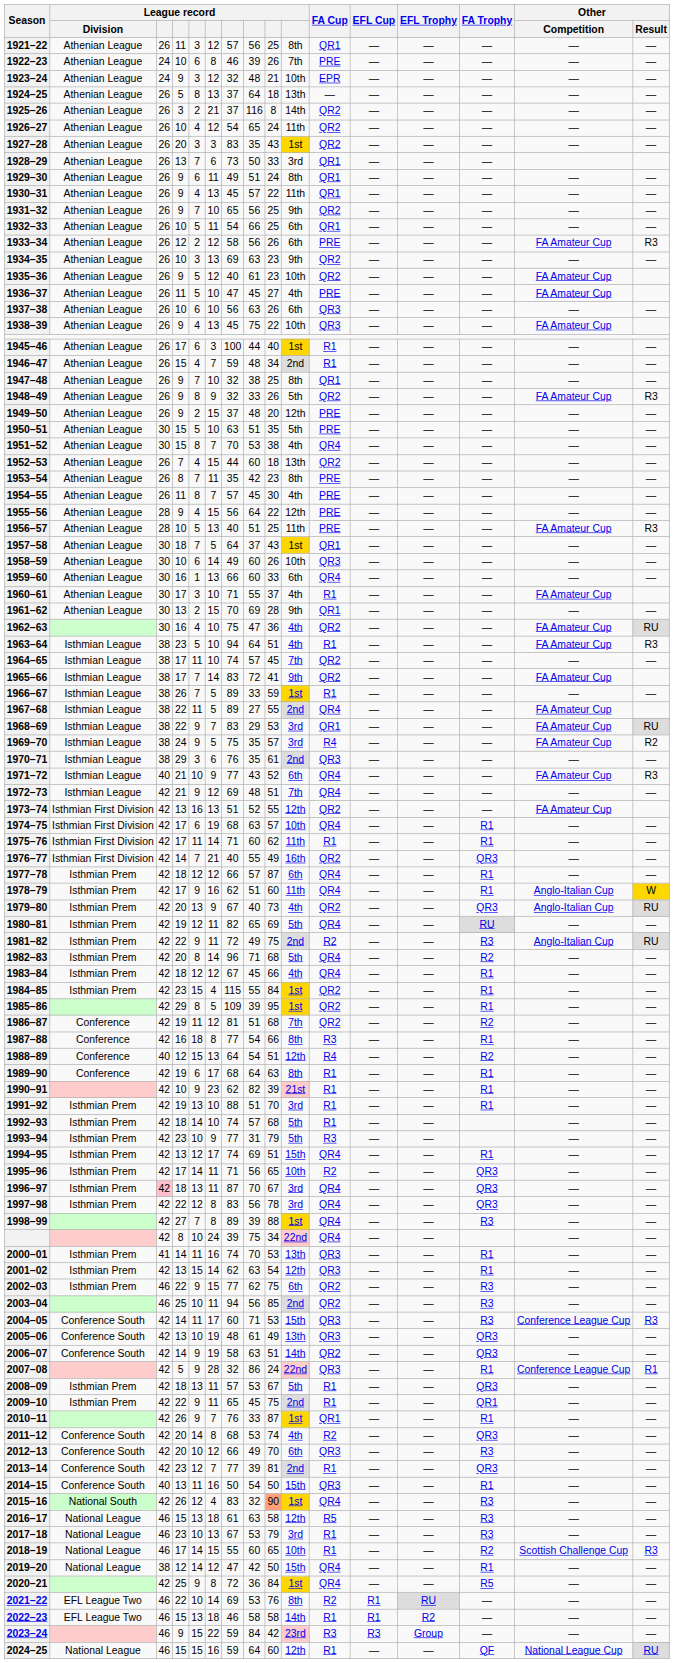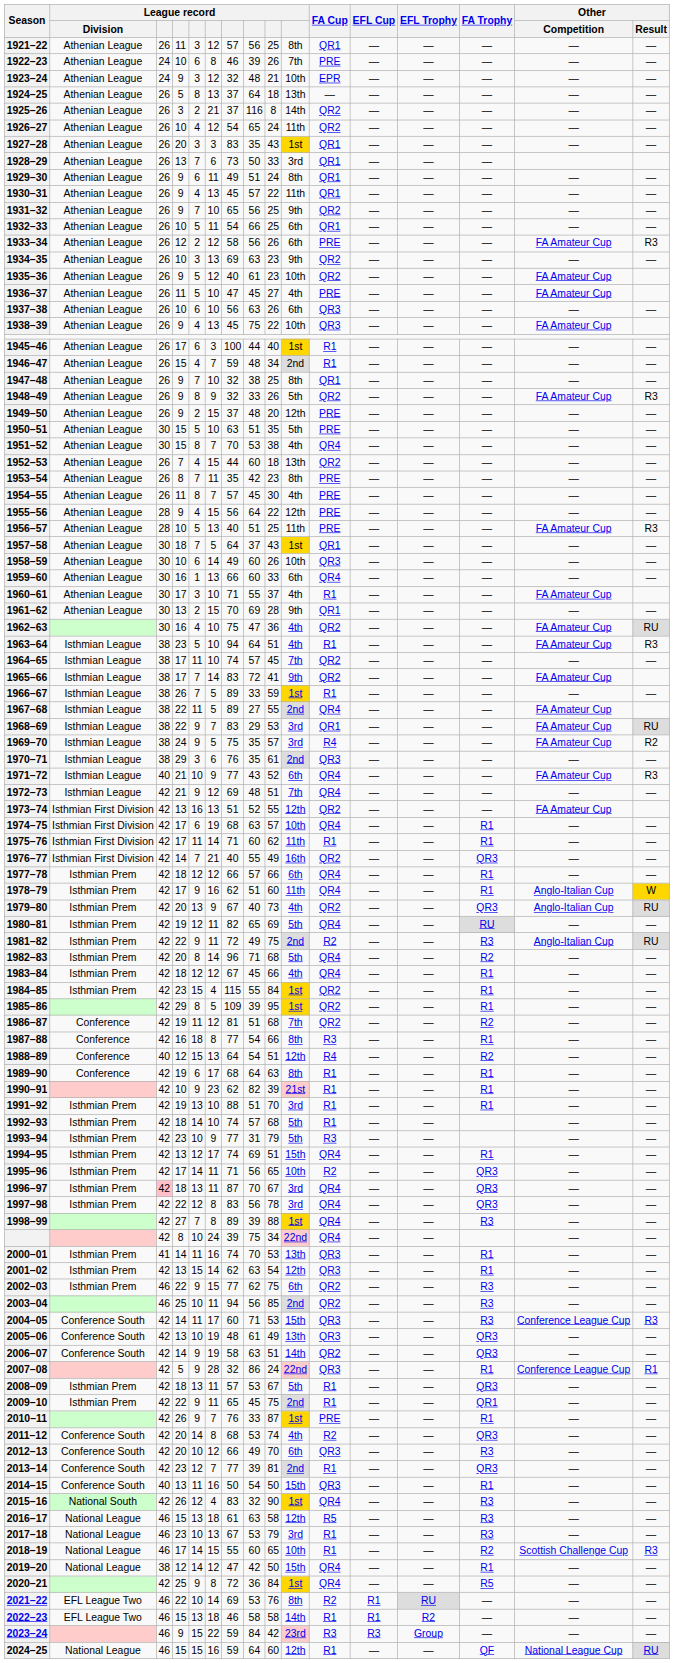(330, 144) QR2 -> (330, 144) QR1
(273, 875) 87 -> (273, 875) 66
(330, 1419) QR1 -> (330, 1419) PRE
(273, 1501) lightsalmon background -> (273, 1501) no background
